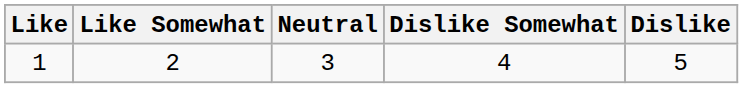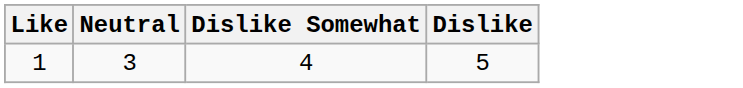- column: (173, 24)
